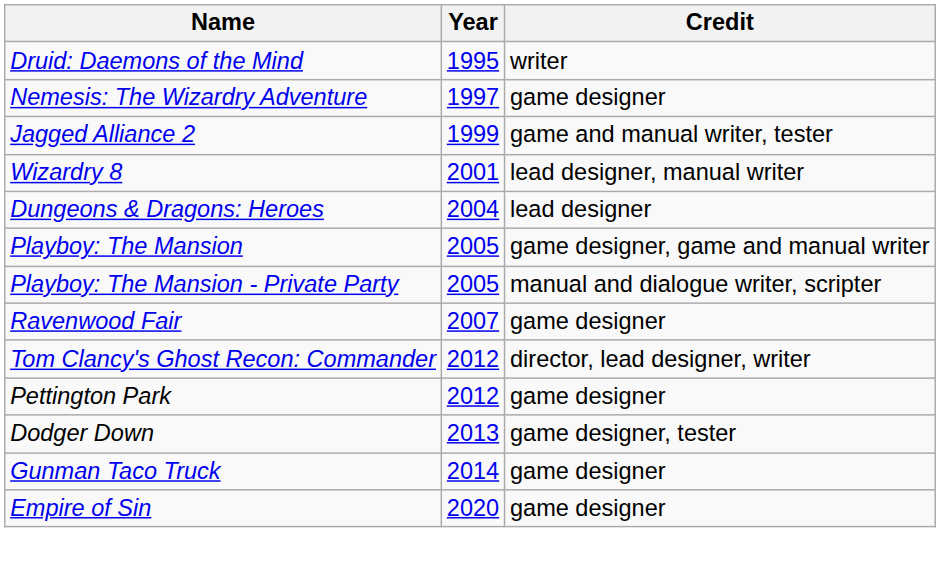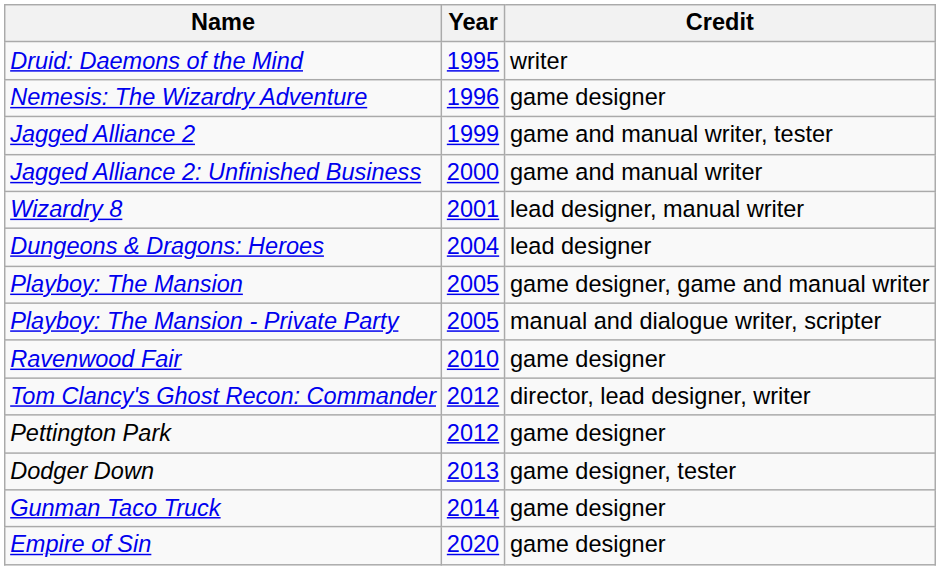(473, 97) 1997 -> (473, 97) 1996
+ row: (216, 172)
(473, 321) 2007 -> (473, 358) 2010
